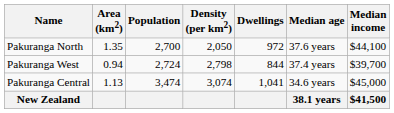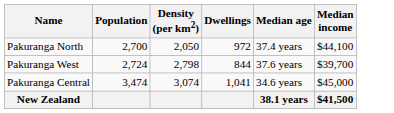- column: (109, 21)
(312, 46) 37.6 years -> (279, 46) 37.4 years
(312, 64) 37.4 years -> (279, 64) 37.6 years
